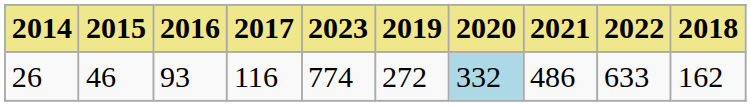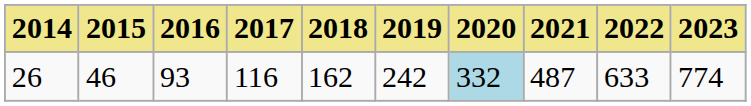columns swapped: (708, 28) <-> (338, 28)
(405, 76) 272 -> (405, 76) 242
(553, 76) 486 -> (553, 76) 487
